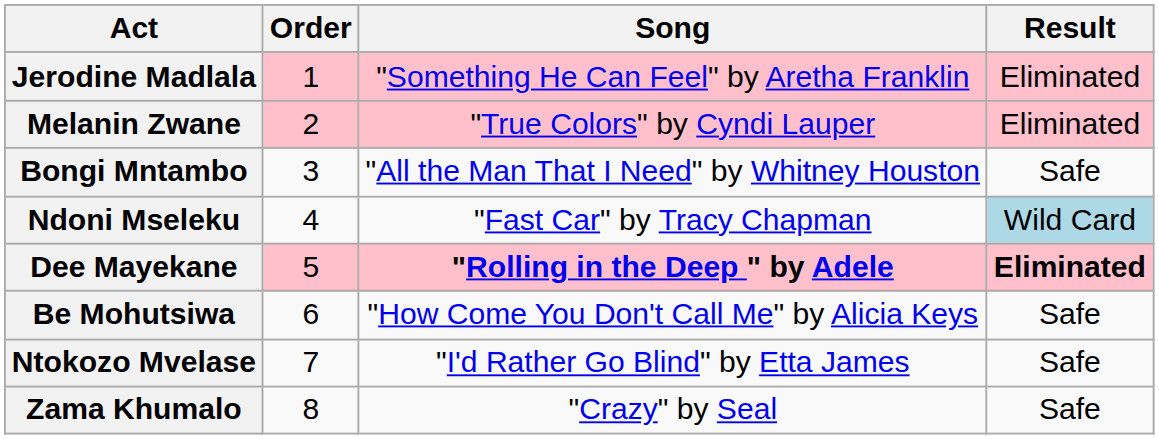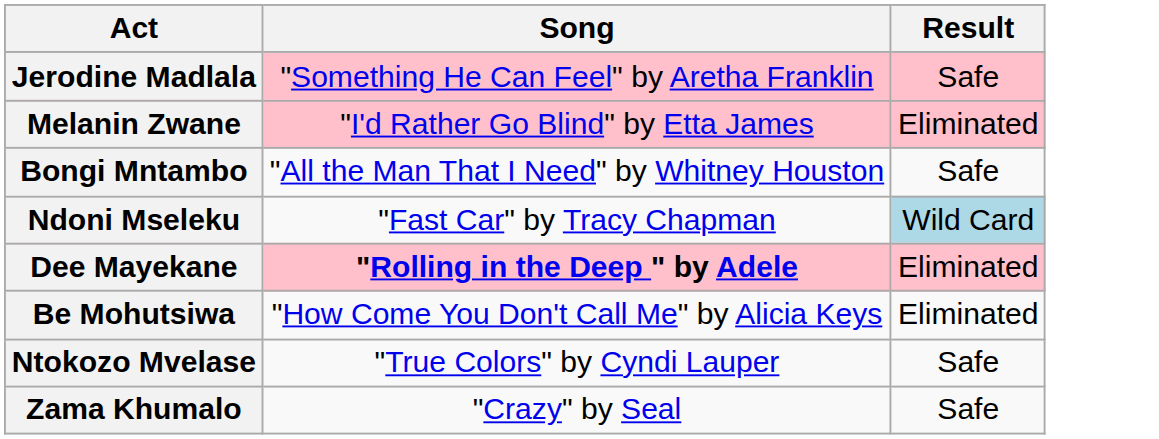- column: (311, 28)
(1070, 76) Eliminated -> (968, 76) Safe
(673, 123) "True Colors" by Cyndi Lauper -> (577, 123) "I'd Rather Go Blind" by Etta James
(1070, 266) bold -> (968, 266) normal
(1070, 314) Safe -> (968, 314) Eliminated
(673, 362) "I'd Rather Go Blind" by Etta James -> (577, 362) "True Colors" by Cyndi Lauper
